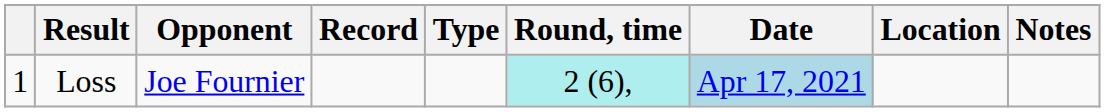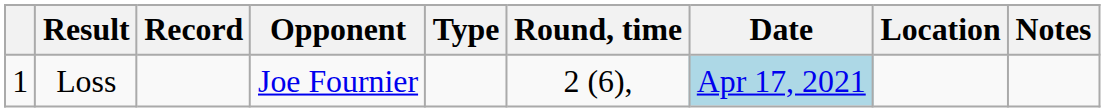columns swapped: (369, 29) <-> (224, 29)
(598, 80) paleturquoise background -> (598, 80) no background
